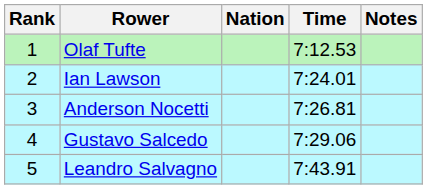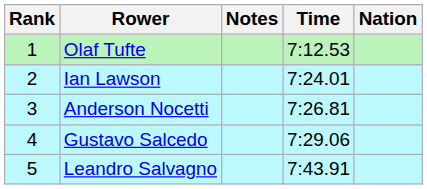columns swapped: (255, 19) <-> (391, 19)
